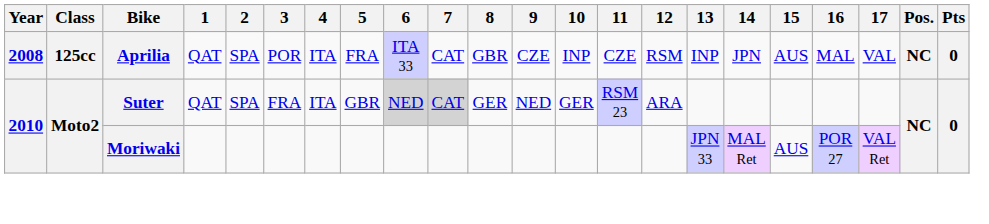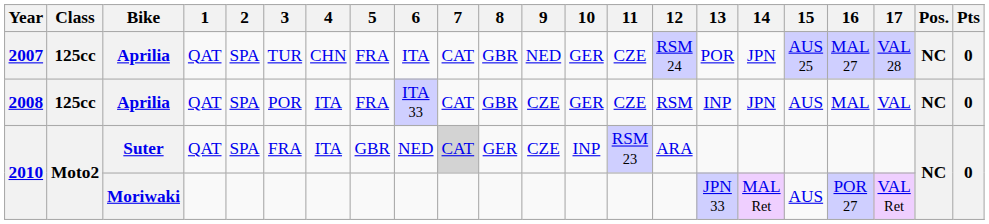+ row: (26, 55)
(576, 55) INP -> (586, 102) GER
(406, 102) lightgrey background -> (416, 149) no background
(533, 102) NED -> (543, 149) CZE
(576, 102) GER -> (586, 149) INP
